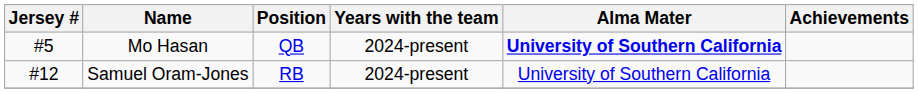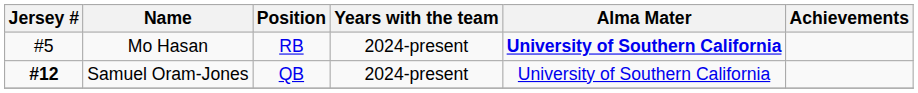(291, 46) QB -> (291, 46) RB
(44, 74) normal -> (44, 74) bold
(291, 74) RB -> (291, 74) QB
